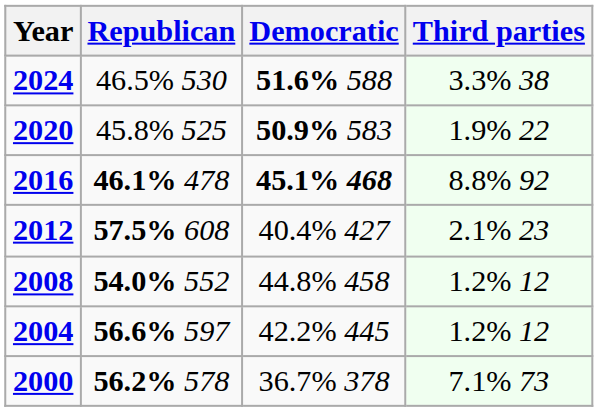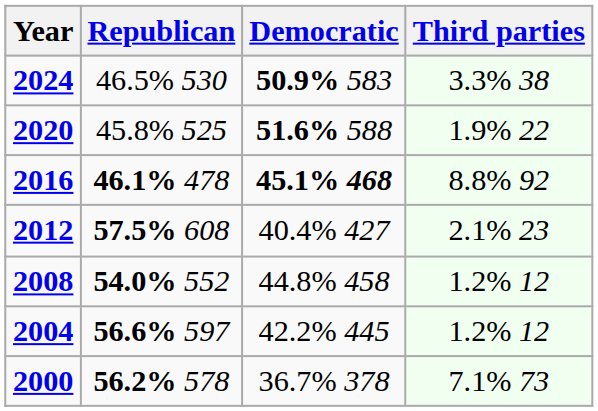(324, 80) 51.6% 588 -> (324, 80) 50.9% 583
(324, 130) 50.9% 583 -> (324, 130) 51.6% 588
